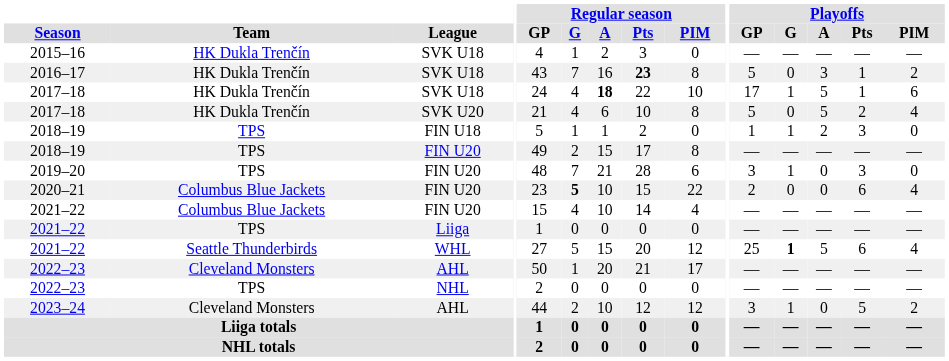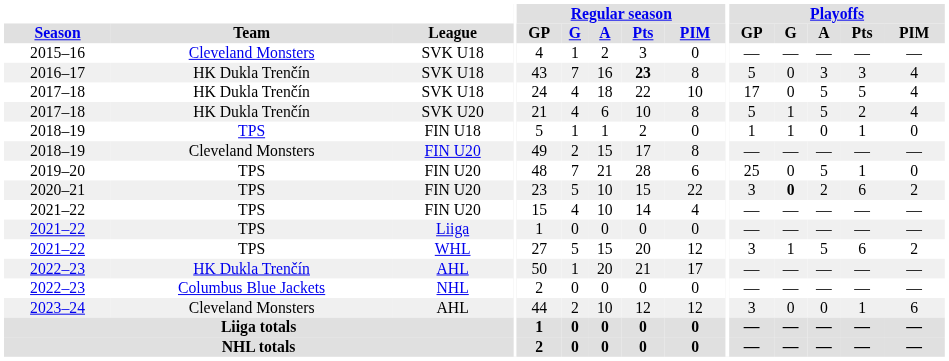(252, 53) HK Dukla Trenčín -> (252, 53) Cleveland Monsters
(862, 72) 1 -> (862, 72) 3
(914, 72) 2 -> (914, 72) 4
(605, 92) bold -> (605, 92) normal
(791, 92) 1 -> (791, 92) 0
(862, 92) 1 -> (862, 92) 5
(914, 92) 6 -> (914, 92) 4
(791, 111) 0 -> (791, 111) 1
(824, 131) 2 -> (824, 131) 0
(862, 131) 3 -> (862, 131) 1
(252, 151) TPS -> (252, 151) Cleveland Monsters
(752, 170) 3 -> (752, 170) 25
(791, 170) 1 -> (791, 170) 0
(824, 170) 0 -> (824, 170) 5
(862, 170) 3 -> (862, 170) 1
(252, 190) Columbus Blue Jackets -> (252, 190) TPS
(575, 190) bold -> (575, 190) normal
(752, 190) 2 -> (752, 190) 3
(791, 190) normal -> (791, 190) bold
(824, 190) 0 -> (824, 190) 2
(914, 190) 4 -> (914, 190) 2
(252, 209) Columbus Blue Jackets -> (252, 209) TPS
(252, 249) Seattle Thunderbirds -> (252, 249) TPS
(752, 249) 25 -> (752, 249) 3
(791, 249) bold -> (791, 249) normal
(914, 249) 4 -> (914, 249) 2
(252, 268) Cleveland Monsters -> (252, 268) HK Dukla Trenčín
(252, 288) TPS -> (252, 288) Columbus Blue Jackets
(791, 307) 1 -> (791, 307) 0
(862, 307) 5 -> (862, 307) 1
(914, 307) 2 -> (914, 307) 6
